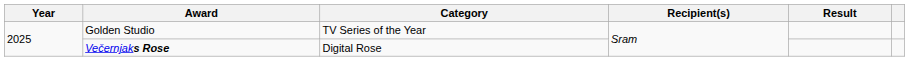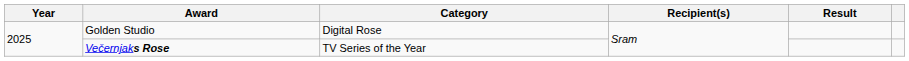(374, 31) TV Series of the Year -> (352, 31) Digital Rose
(352, 48) Digital Rose -> (374, 48) TV Series of the Year
